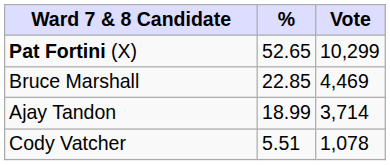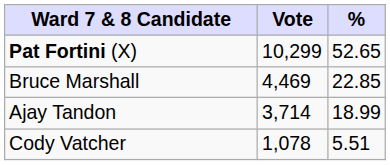columns swapped: (350, 19) <-> (287, 19)
